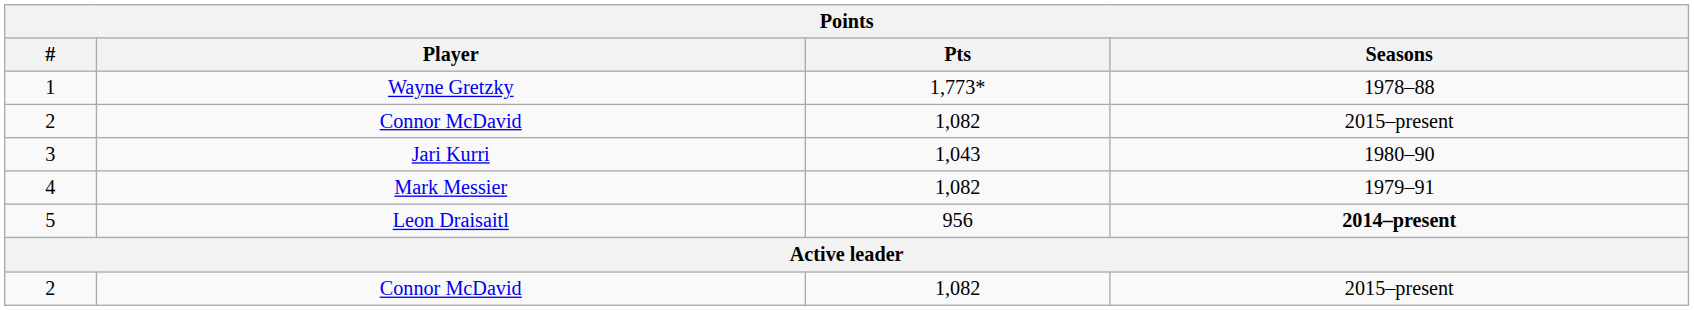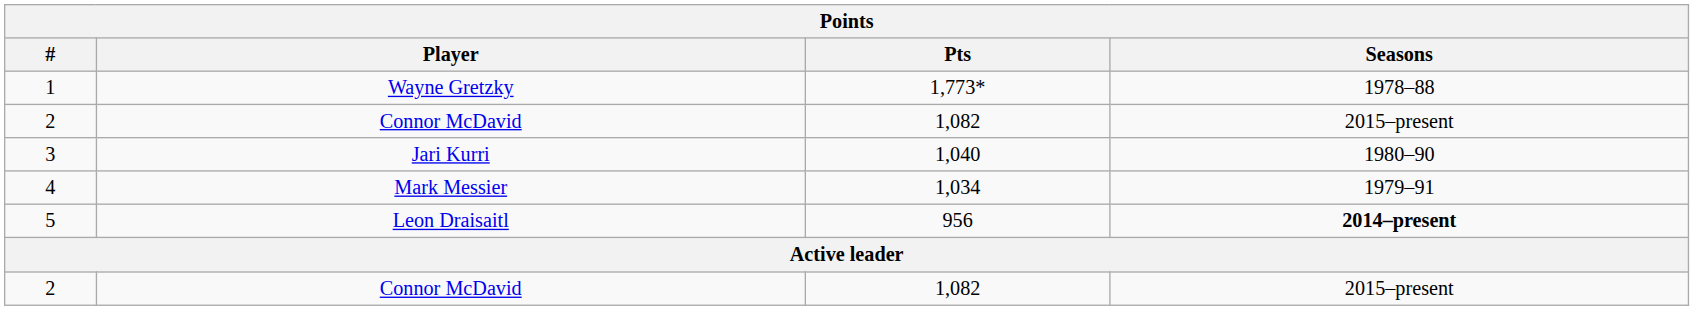(958, 154) 1,043 -> (958, 154) 1,040
(958, 188) 1,082 -> (958, 188) 1,034
